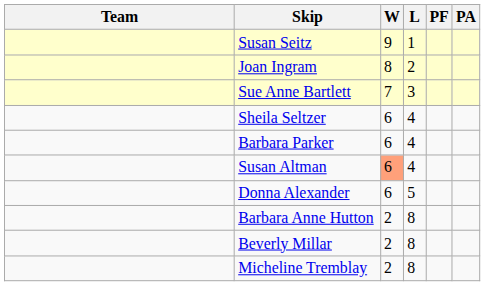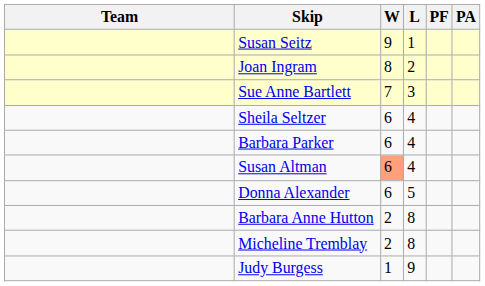- row: (285, 243)
+ row: (281, 268)
